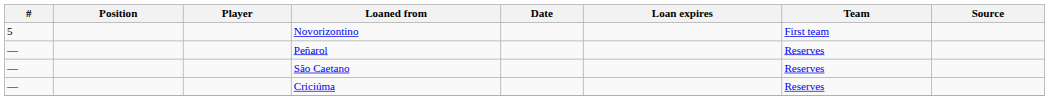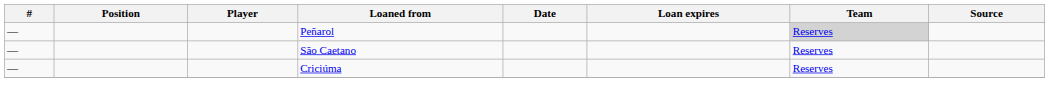- row: (326, 32)
(804, 50) no background -> (813, 32) lightgrey background
